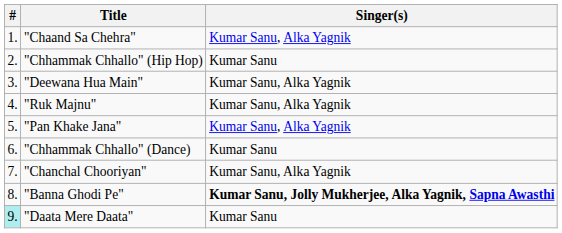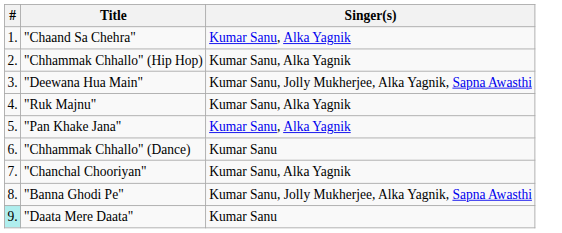(243, 60) Kumar Sanu -> (280, 60) Kumar Sanu, Alka Yagnik
(280, 82) Kumar Sanu, Alka Yagnik -> (371, 82) Kumar Sanu, Jolly Mukherjee, Alka Yagnik, Sapna Awasthi
(382, 194) bold -> (371, 194) normal
